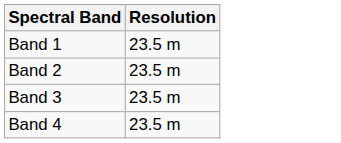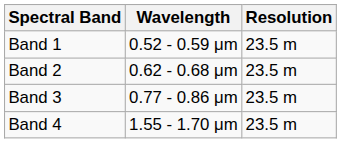+ column: (183, 17)
